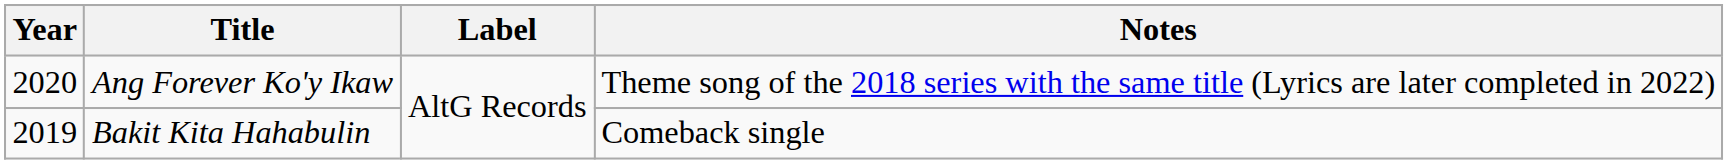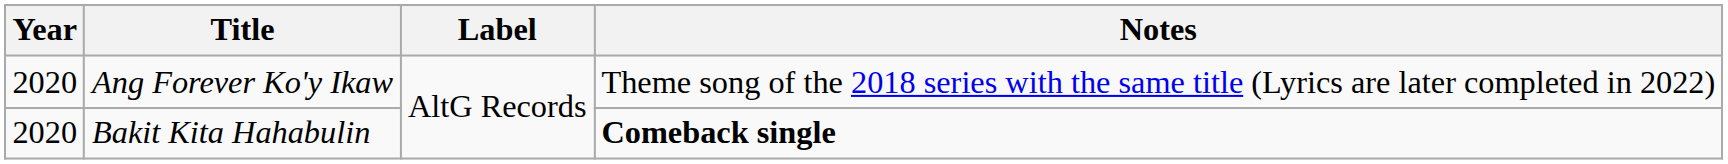(45, 132) 2019 -> (45, 132) 2020
(713, 132) normal -> (719, 132) bold
